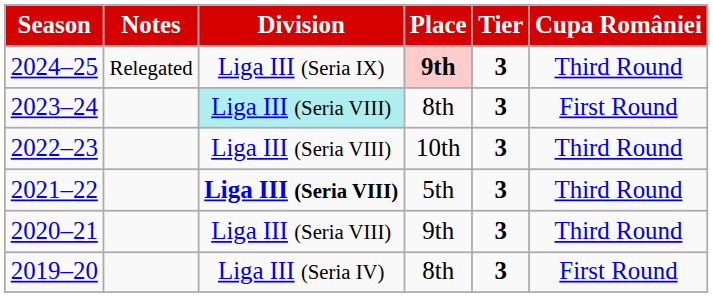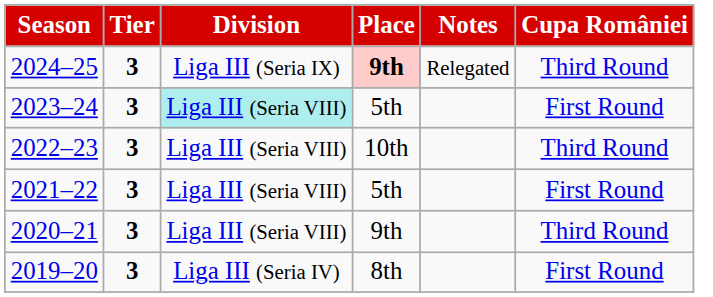columns swapped: (501, 25) <-> (151, 25)
(438, 107) 8th -> (386, 107) 5th
(301, 189) bold -> (256, 189) normal
(618, 189) Third Round -> (604, 189) First Round
